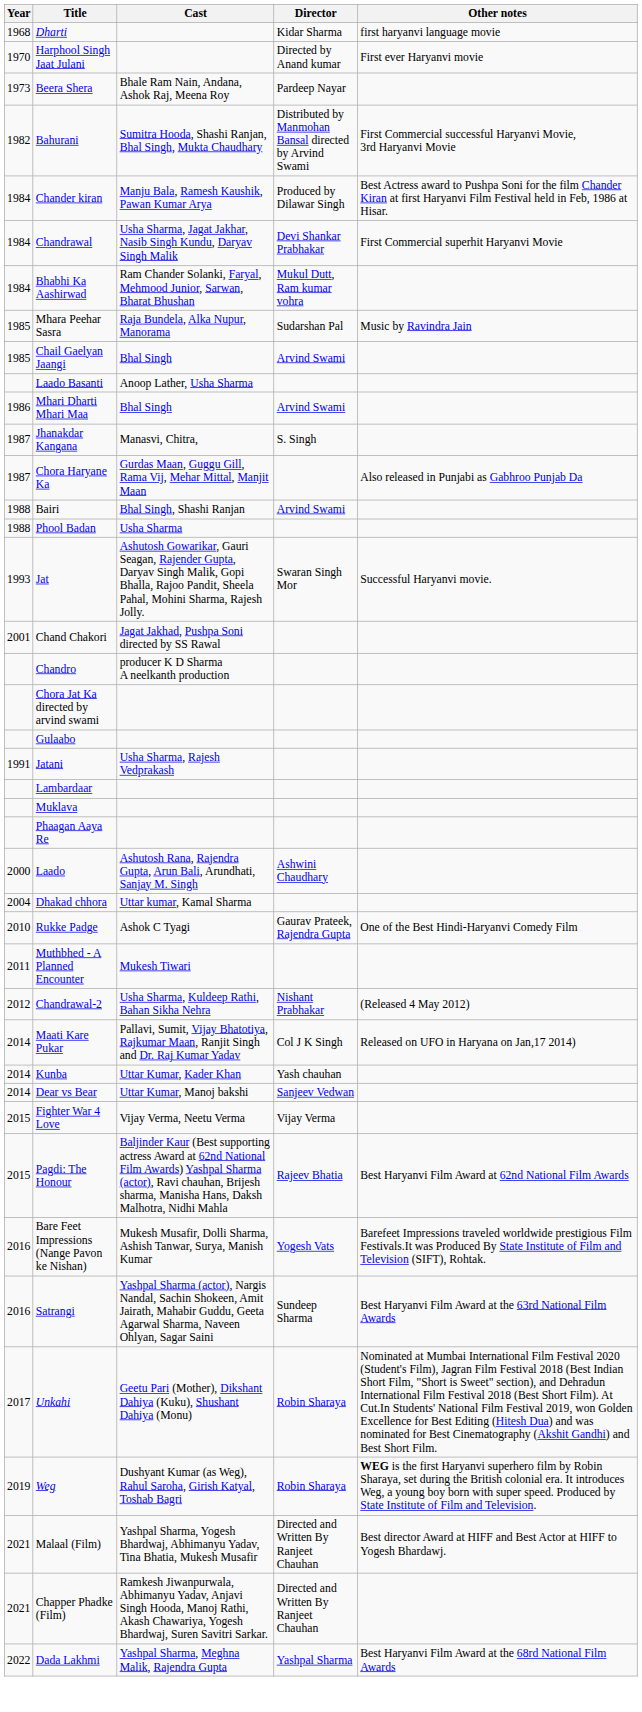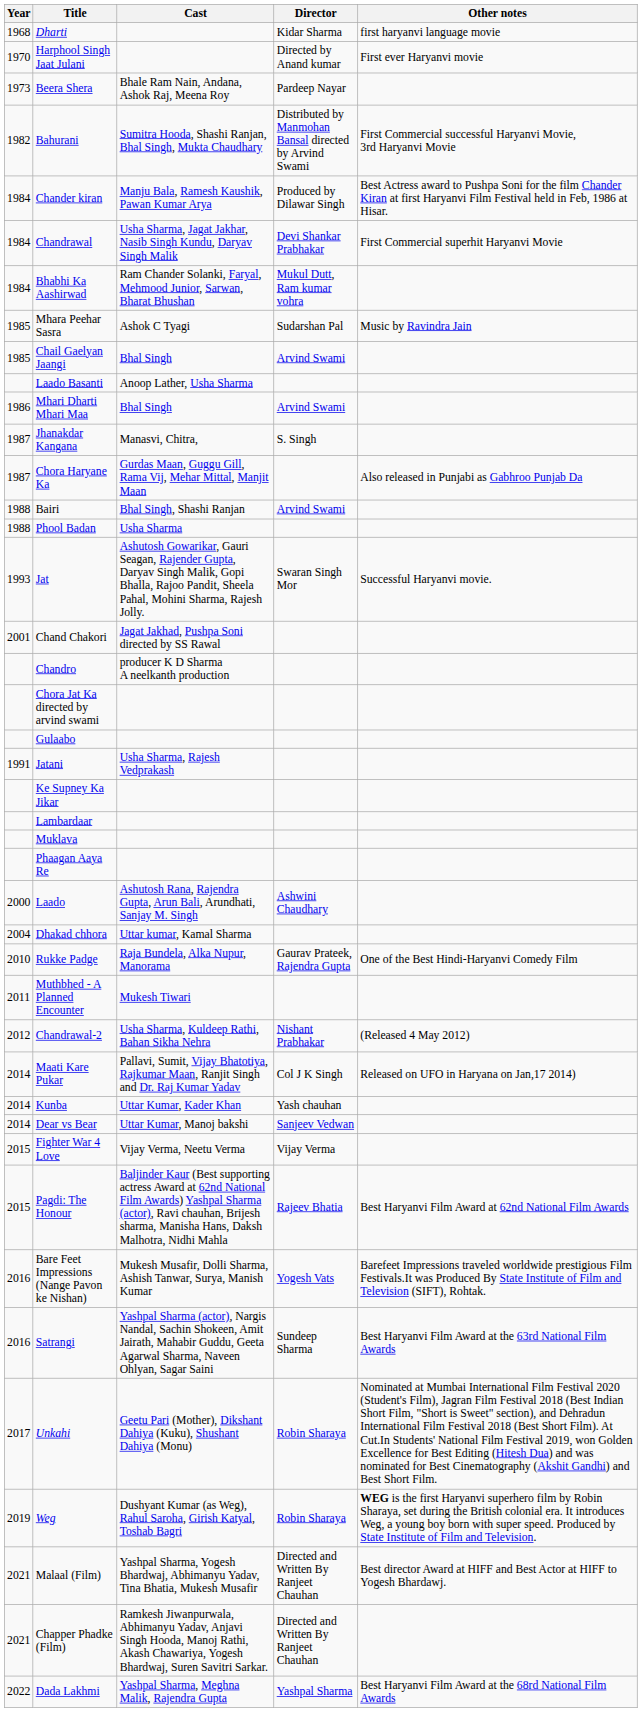(183, 326) Raja Bundela, Alka Nupur, Manorama -> (155, 326) Ashok C Tyagi
+ row: (70, 795)
(155, 927) Ashok C Tyagi -> (183, 959) Raja Bundela, Alka Nupur, Manorama
